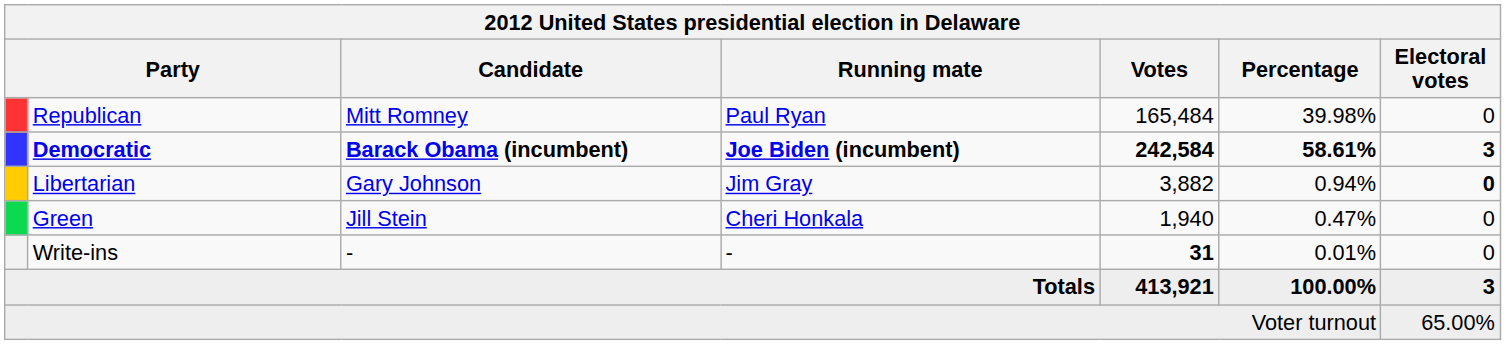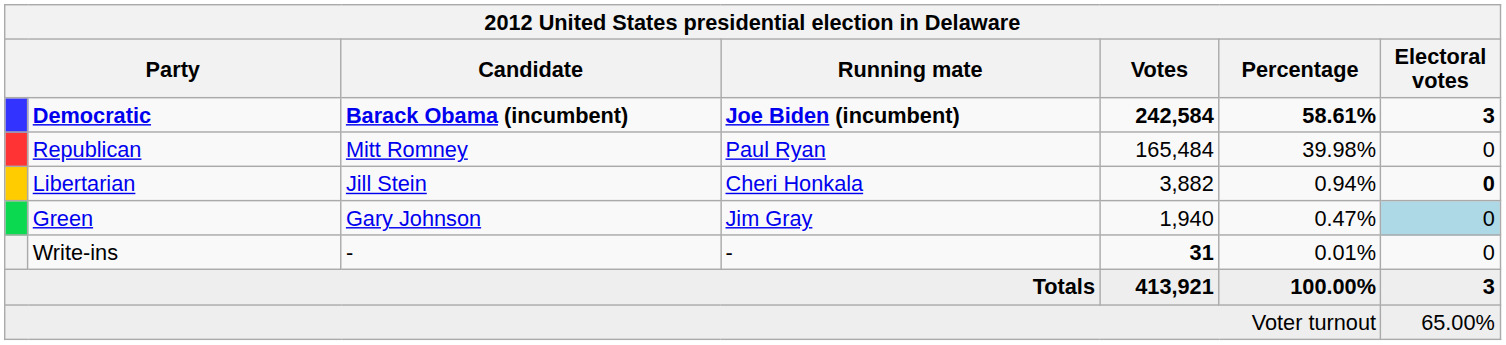rows swapped: (92, 150) <-> (87, 115)
(414, 184) Gary Johnson -> (386, 184) Jill Stein
(769, 184) Jim Gray -> (794, 184) Cheri Honkala
(386, 218) Jill Stein -> (414, 218) Gary Johnson
(794, 218) Cheri Honkala -> (769, 218) Jim Gray
(1489, 218) no background -> (1489, 218) lightblue background
